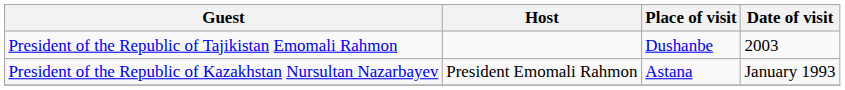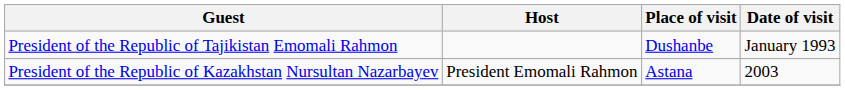(761, 44) 2003 -> (790, 44) January 1993
(790, 71) January 1993 -> (761, 71) 2003
